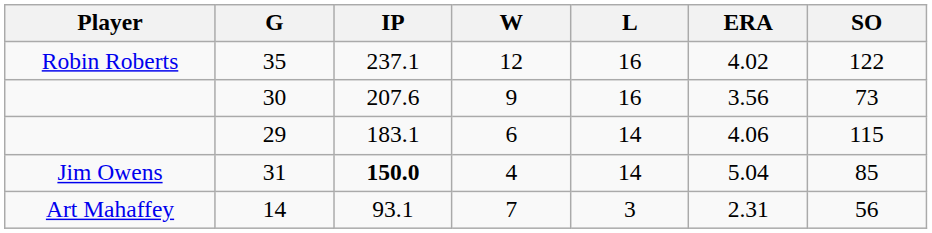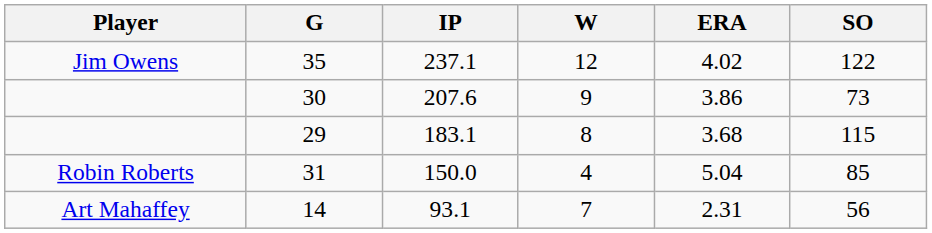- column: (630, 23)
(110, 60) Robin Roberts -> (126, 60) Jim Owens
(748, 97) 3.56 -> (722, 97) 3.86
(511, 135) 6 -> (586, 135) 8
(748, 135) 4.06 -> (722, 135) 3.68
(110, 172) Jim Owens -> (126, 172) Robin Roberts
(393, 172) bold -> (450, 172) normal
